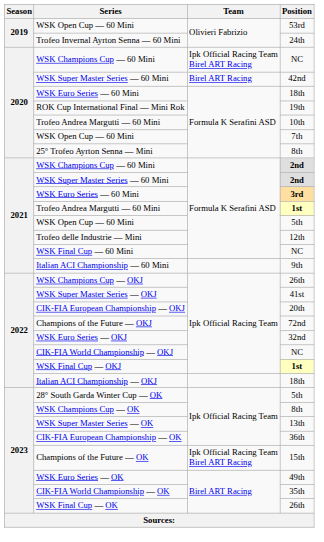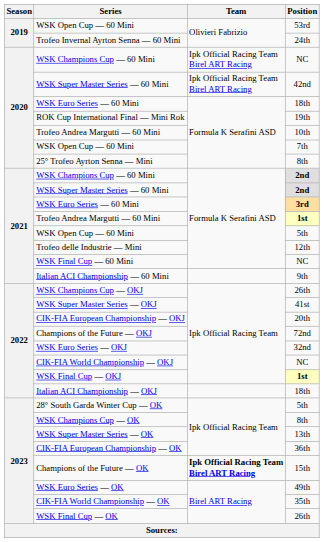(220, 78) Birel ART Racing -> (233, 84) Ipk Official Racing Team Birel ART Racing
(233, 457) normal -> (236, 467) bold
